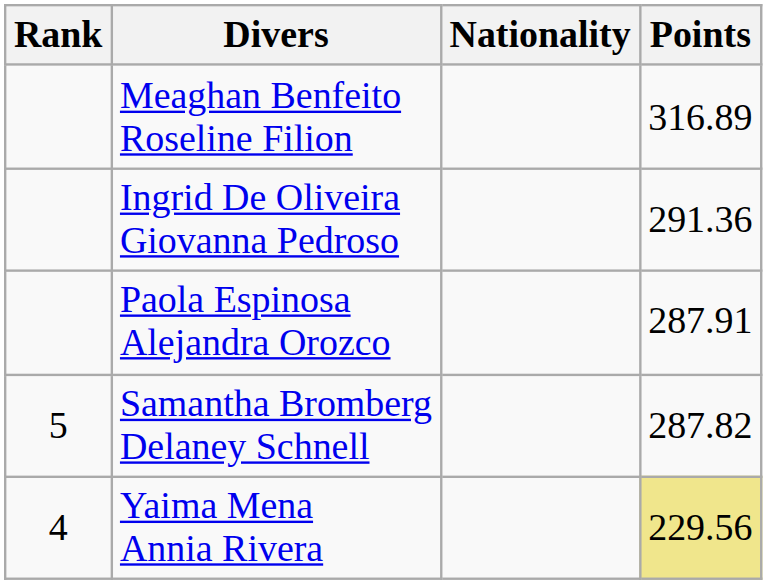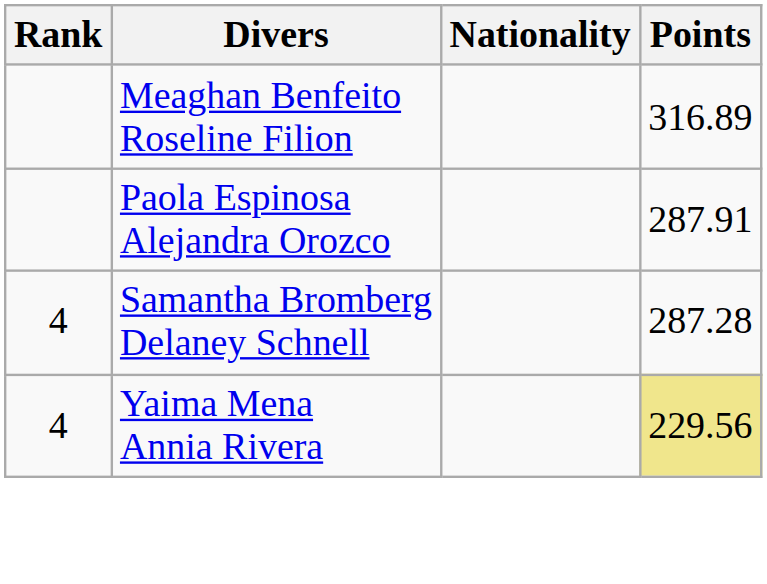- row: (260, 218)
(58, 424) 5 -> (58, 321) 4
(700, 424) 287.82 -> (700, 321) 287.28
